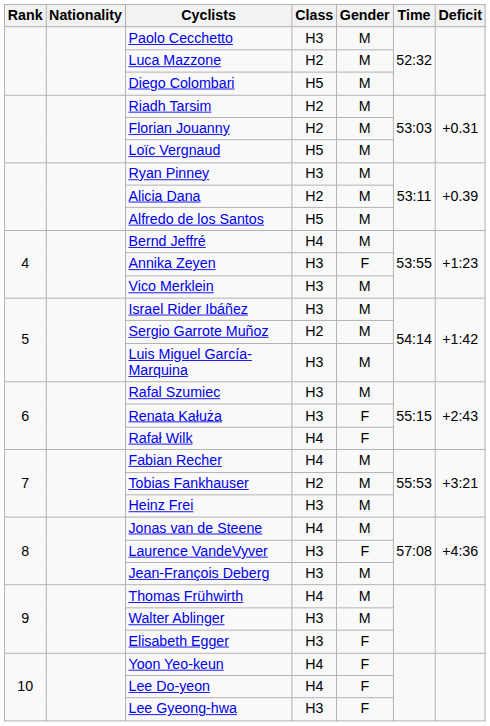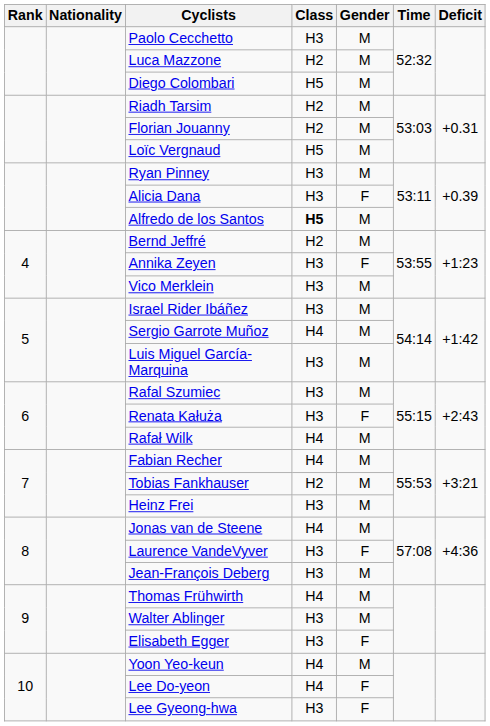(314, 196) H2 -> (314, 196) H3
(365, 196) M -> (365, 196) F
(314, 219) normal -> (314, 219) bold
(314, 241) H4 -> (314, 241) H2
(314, 331) H2 -> (314, 331) H4
(365, 438) F -> (365, 438) M
(365, 664) F -> (365, 664) M
